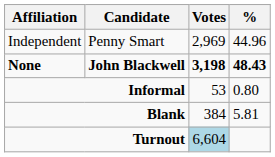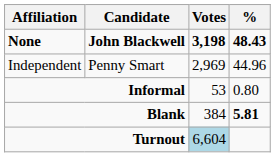rows swapped: (24, 66) <-> (45, 41)
(246, 114) normal -> (246, 114) bold
